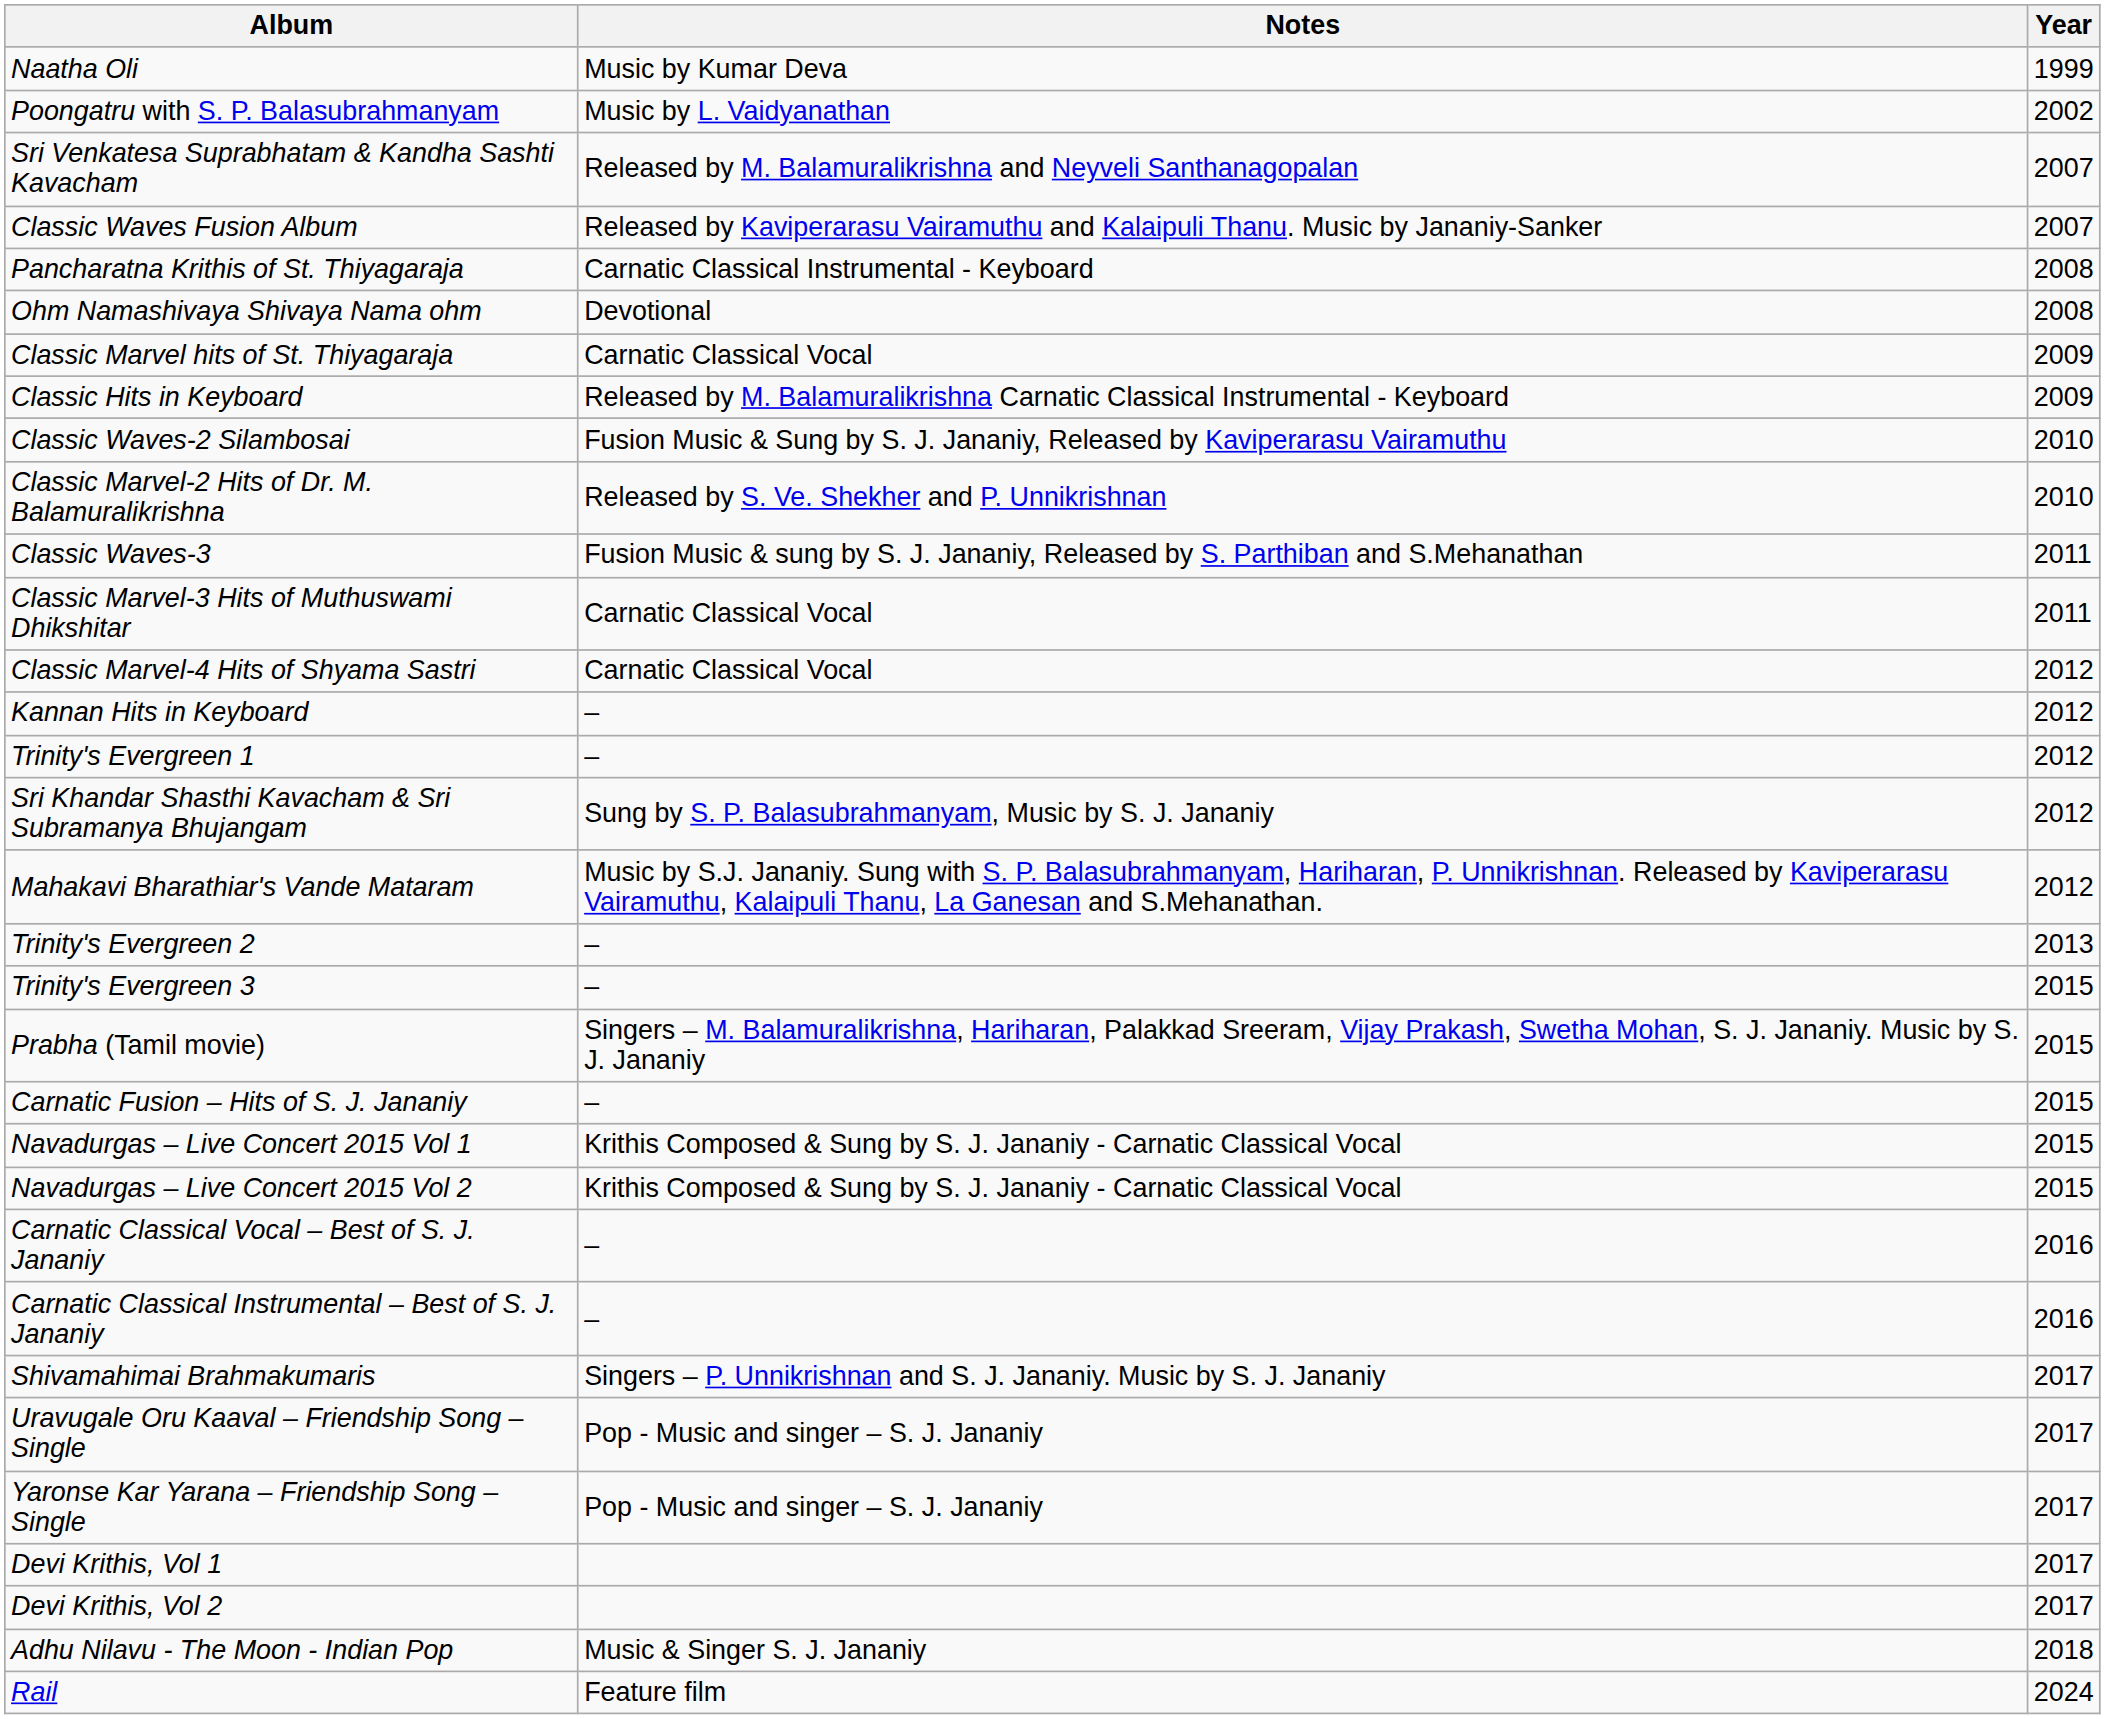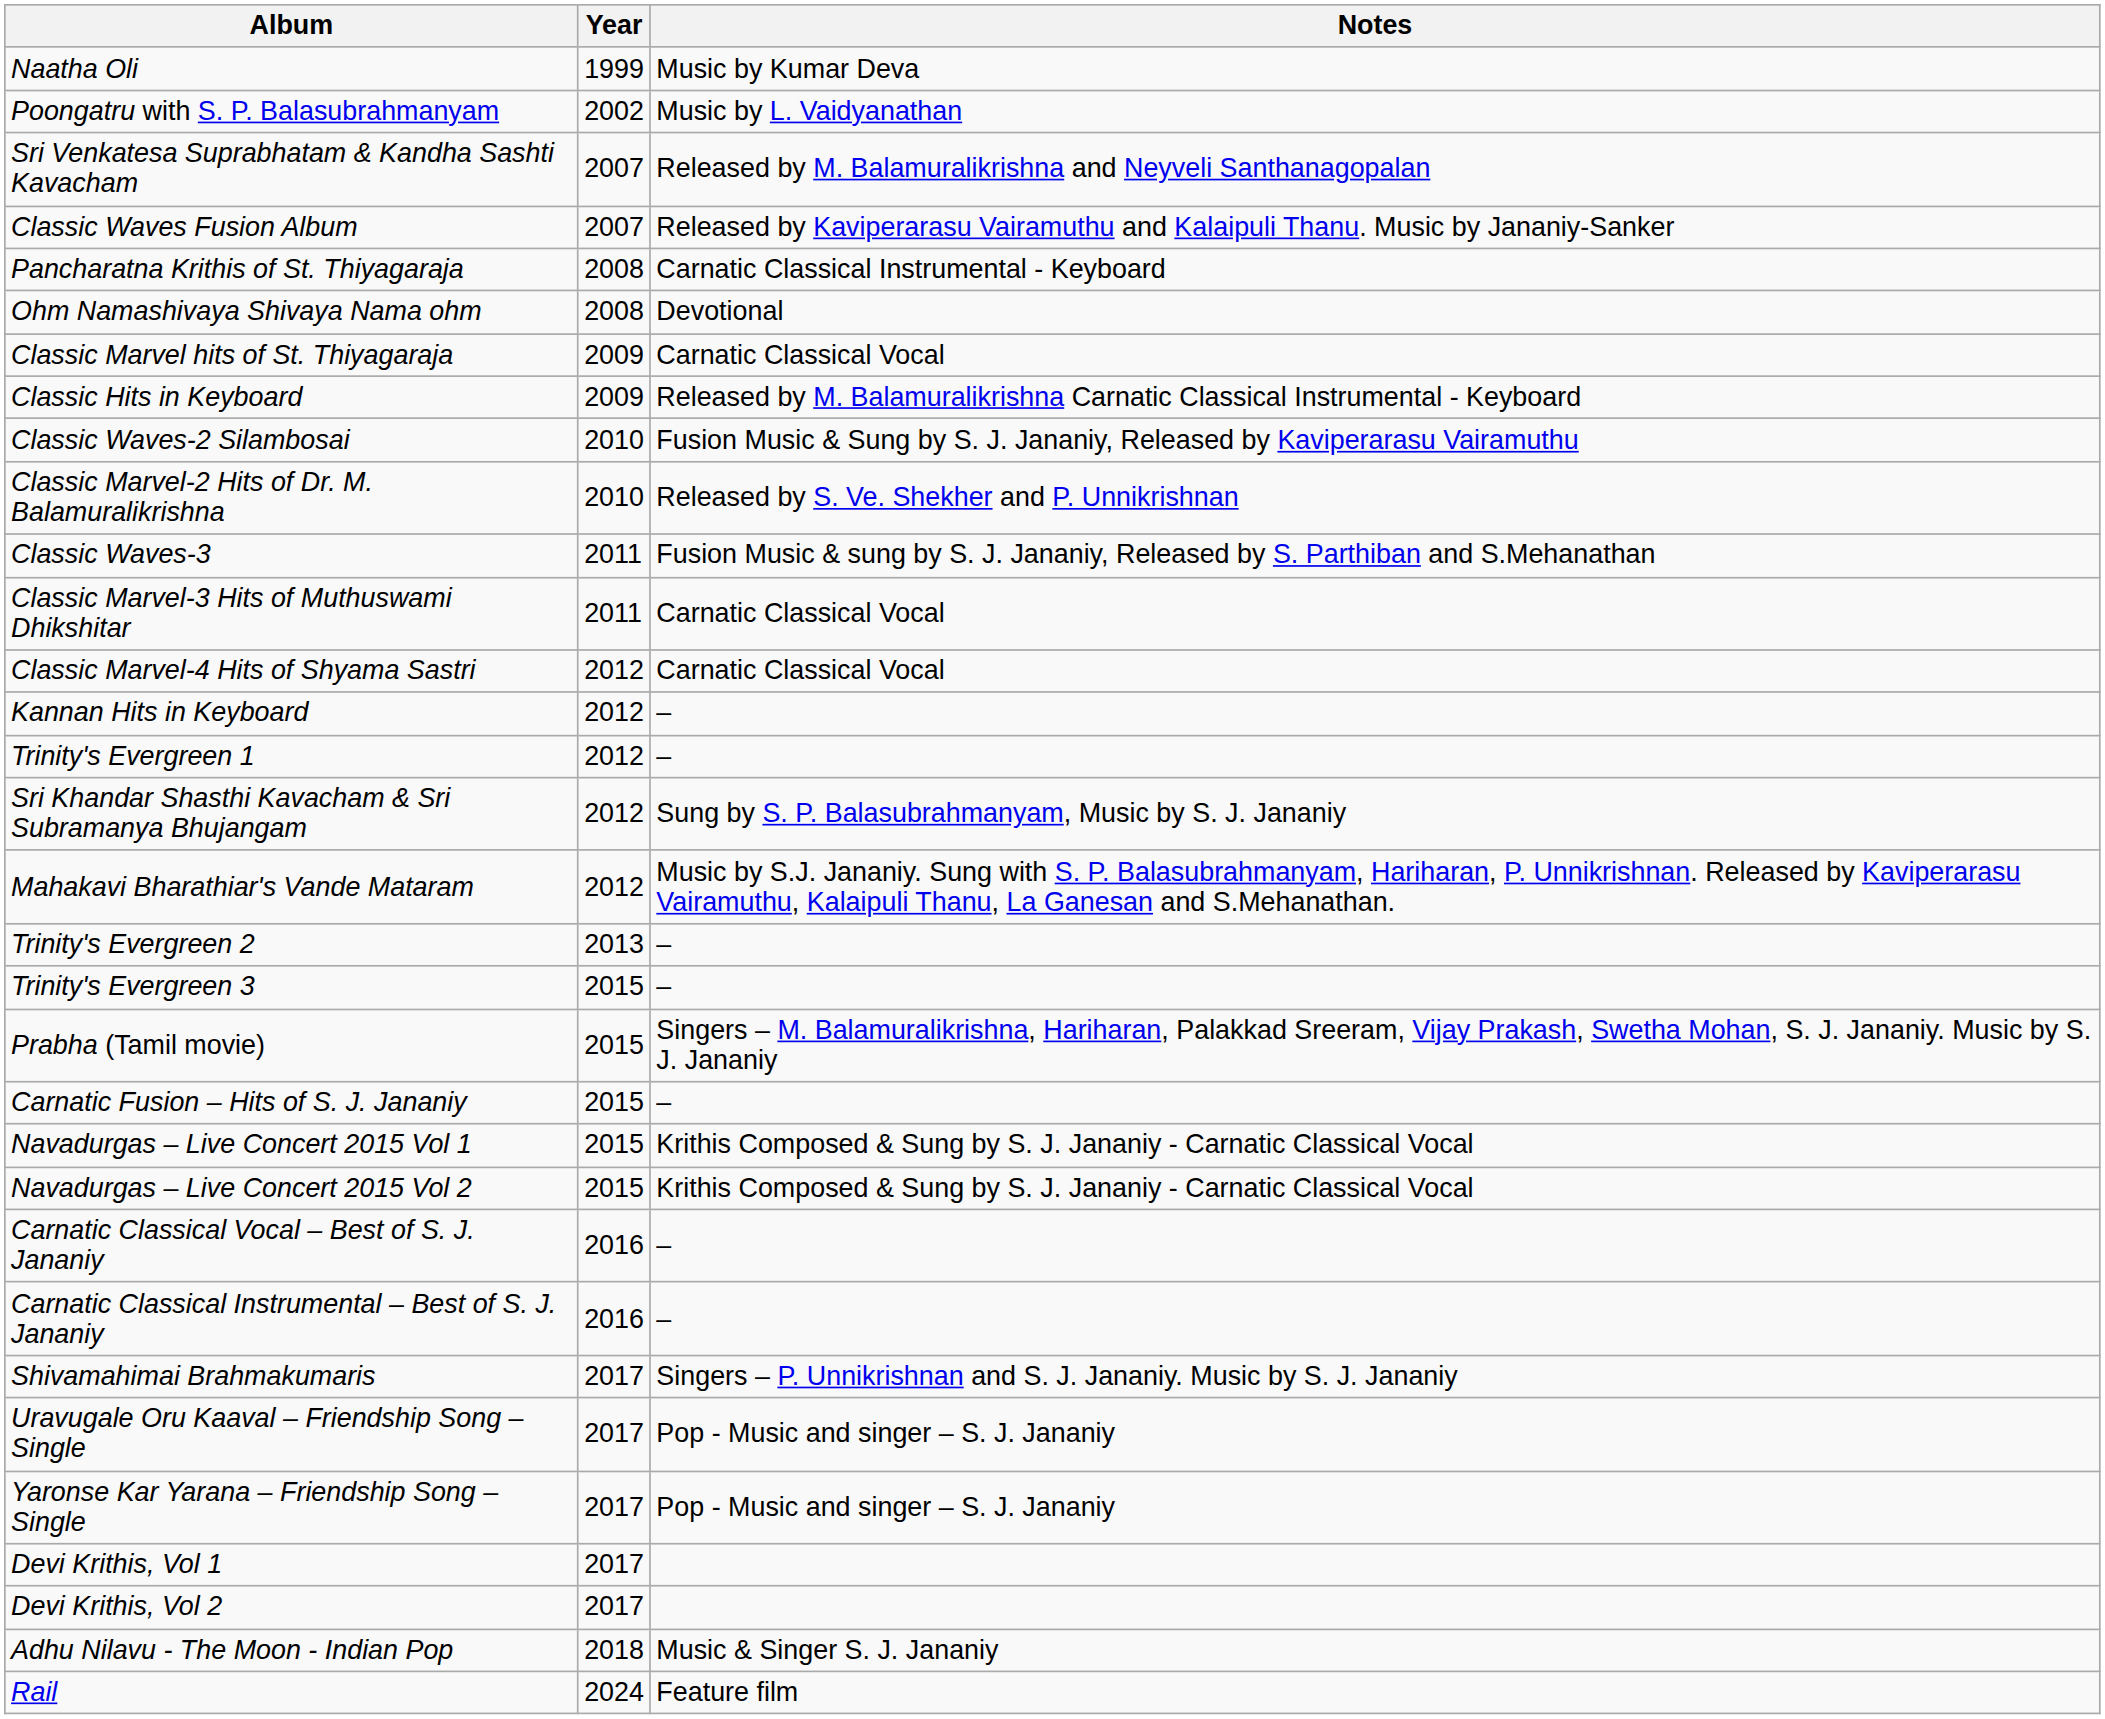columns swapped: (2064, 25) <-> (1303, 25)
